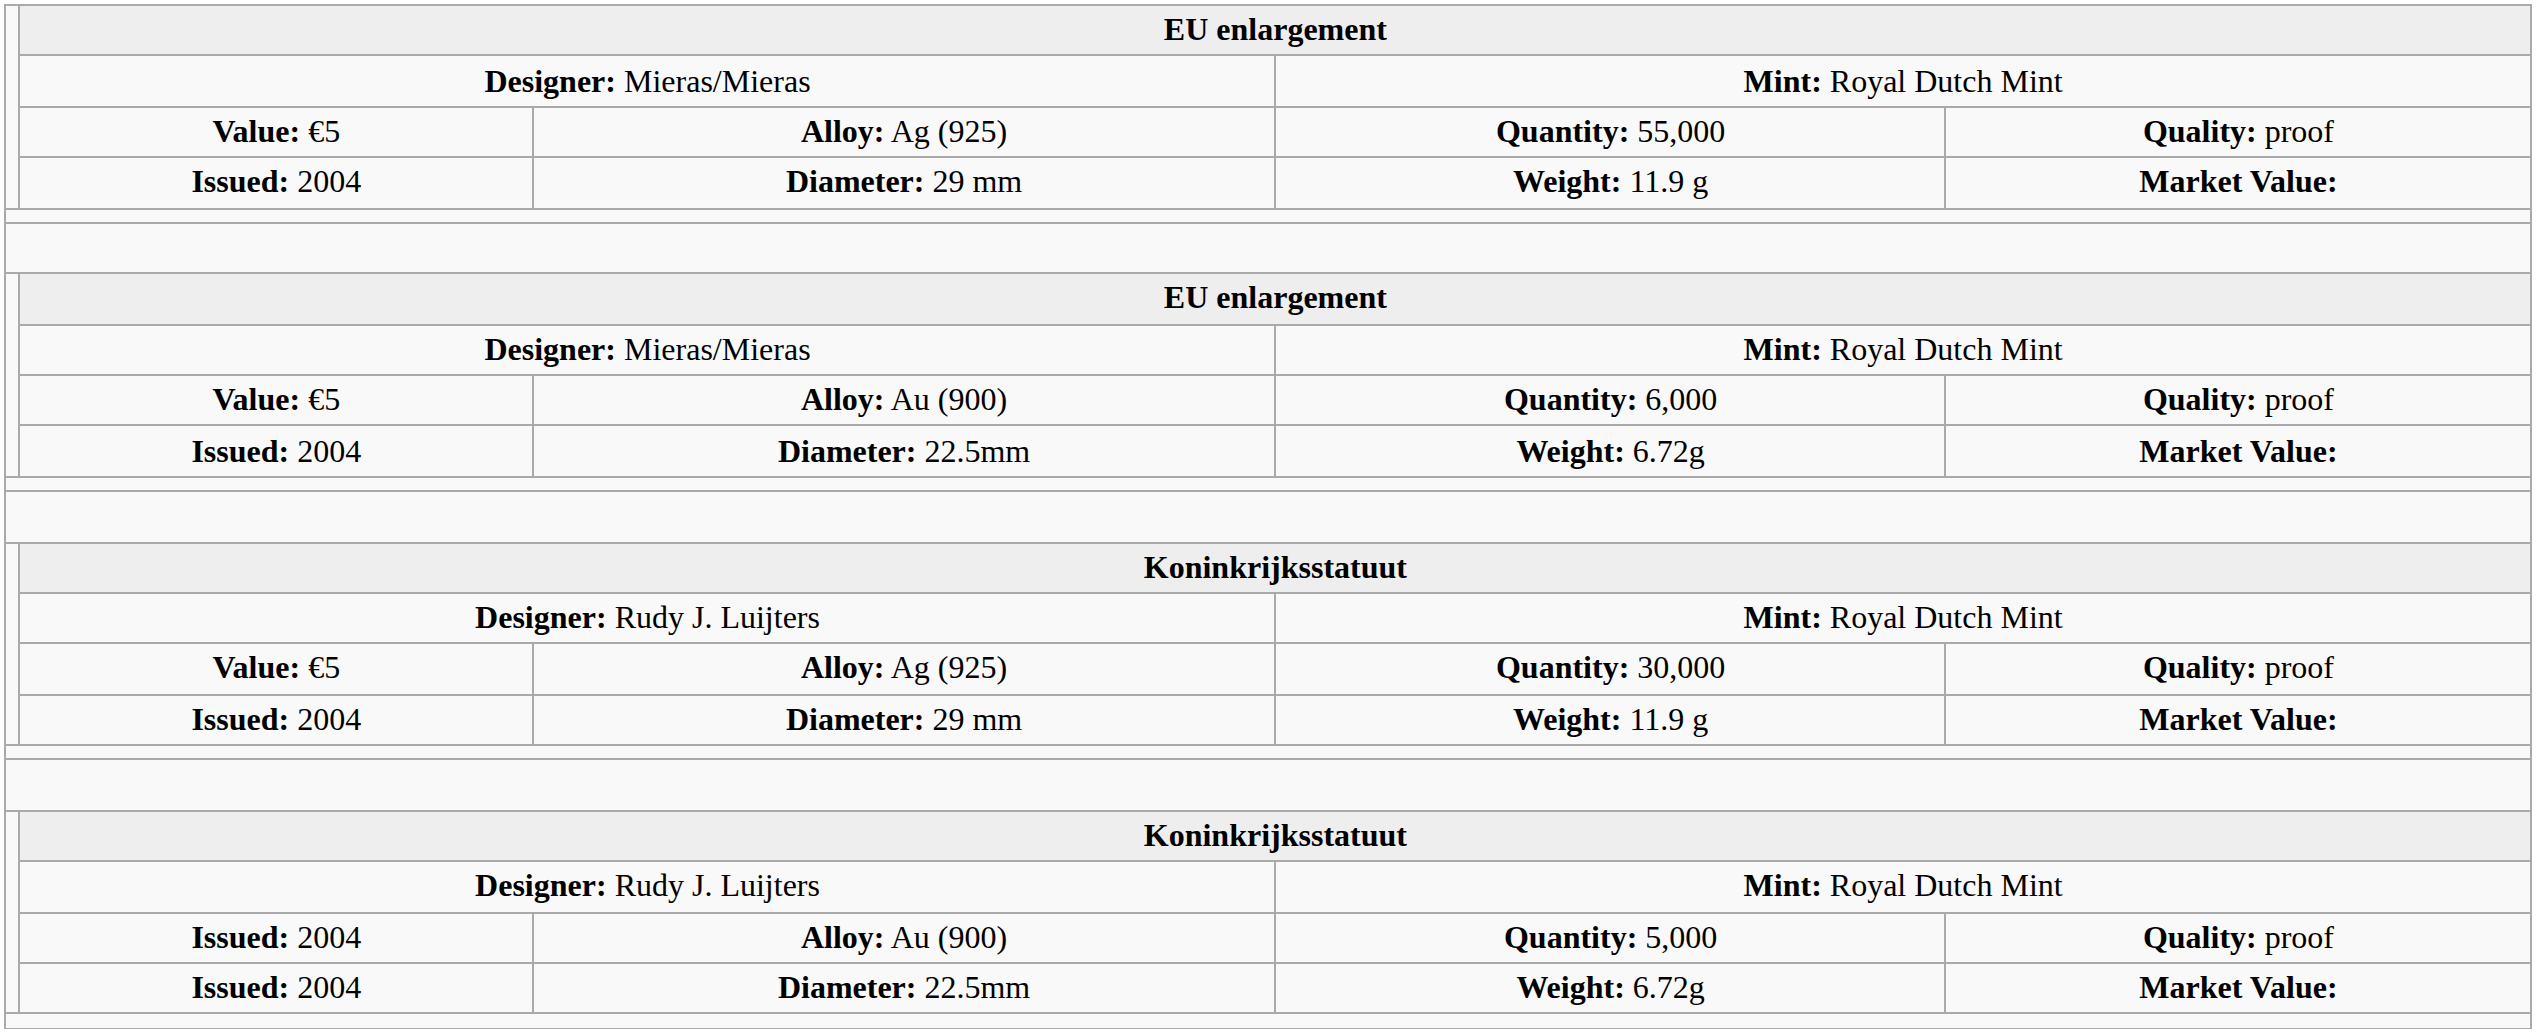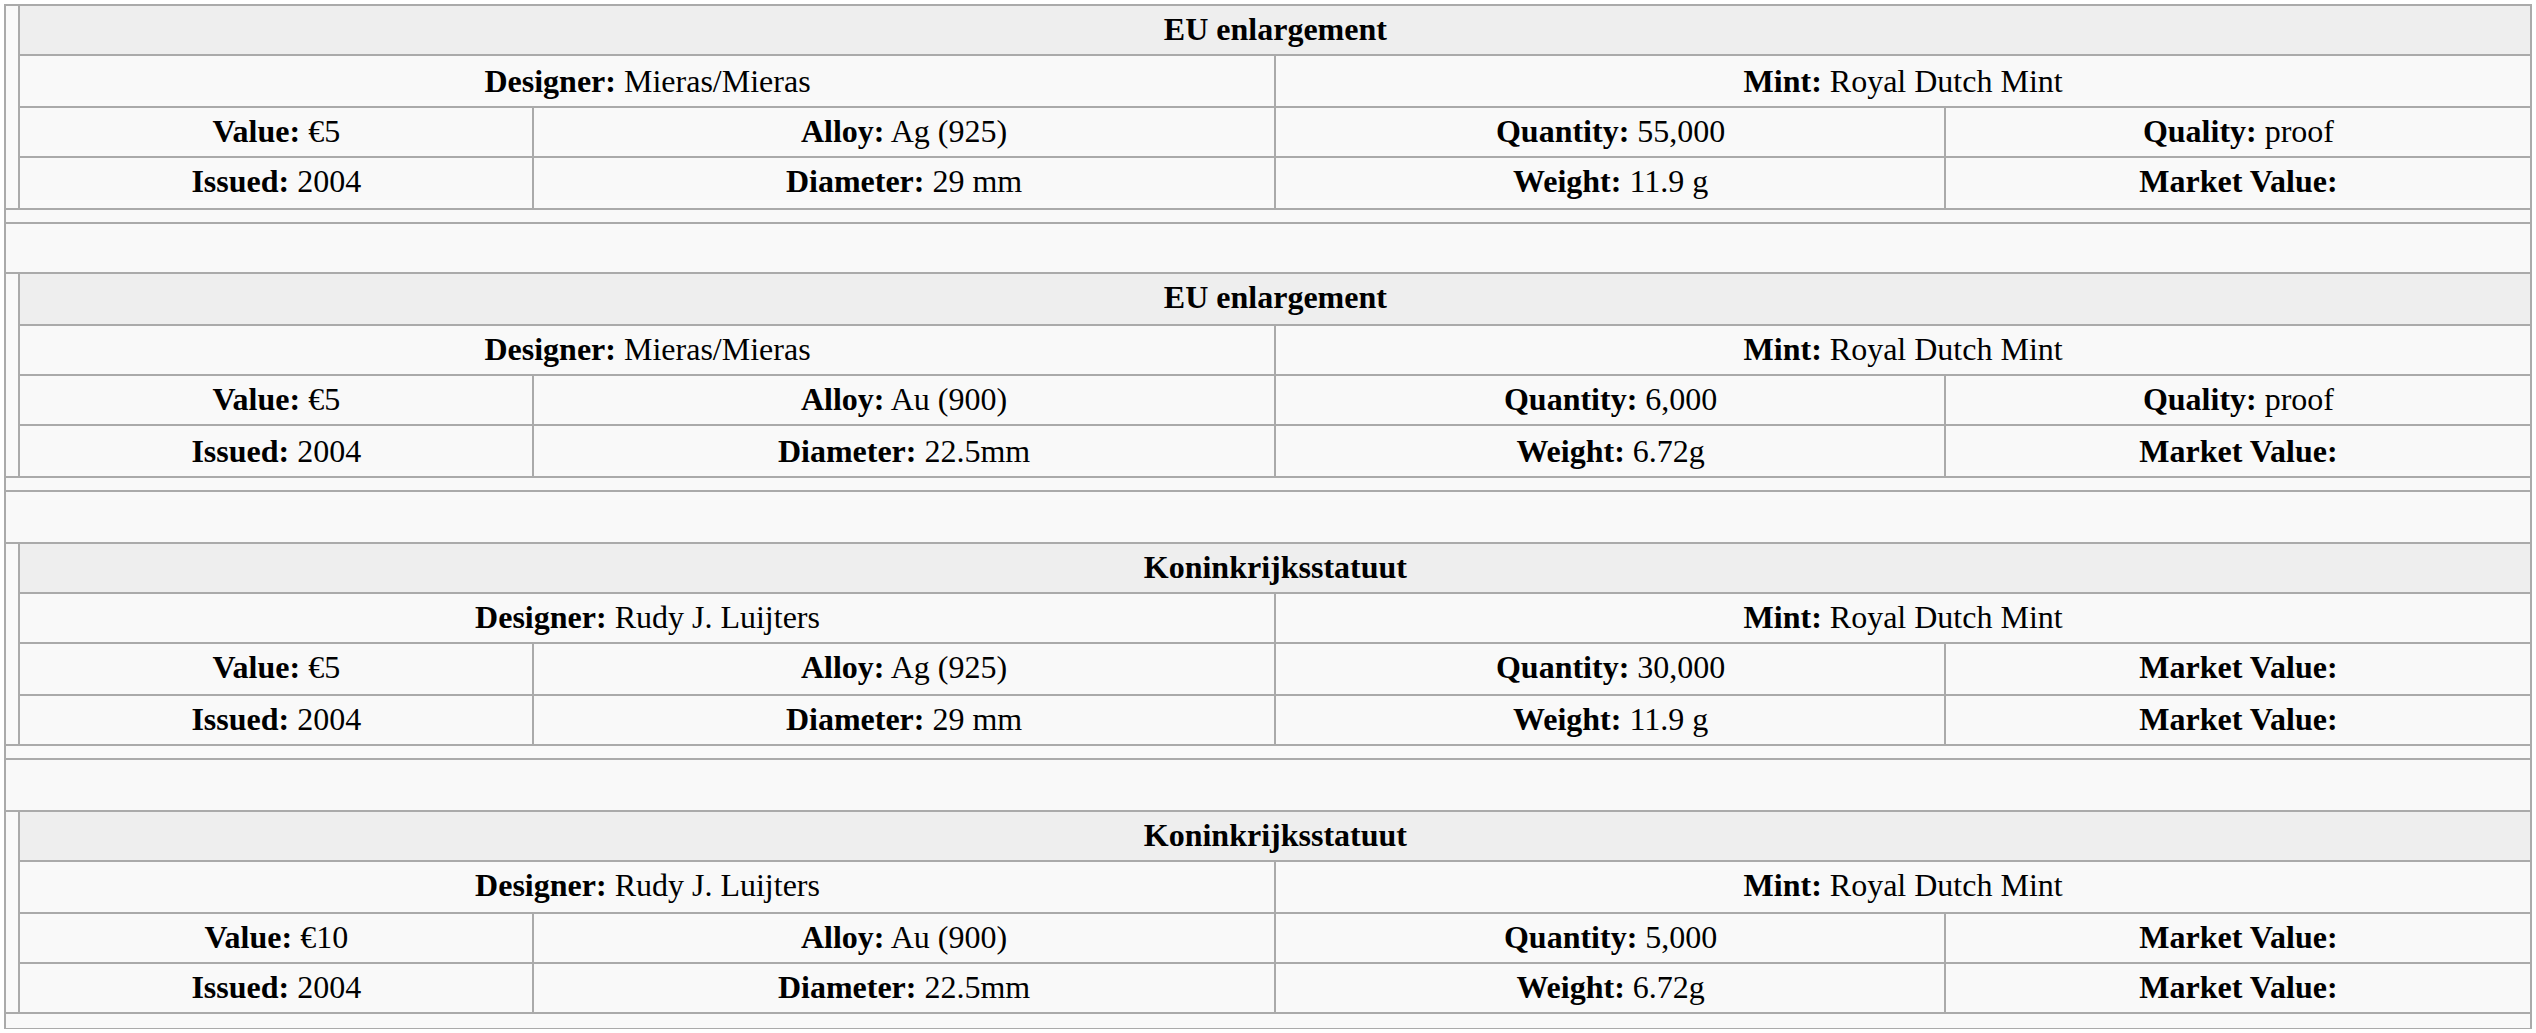(2238, 668) Quality: proof -> (2238, 668) Market Value:
(276, 936) Issued: 2004 -> (276, 936) Value: €10
(2238, 936) Quality: proof -> (2238, 936) Market Value:
